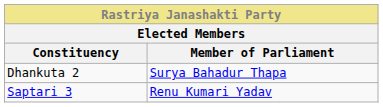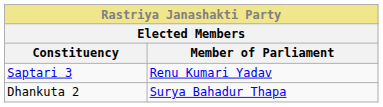rows swapped: (43, 73) <-> (40, 92)
